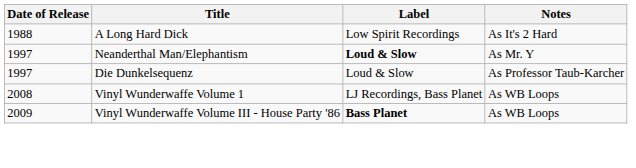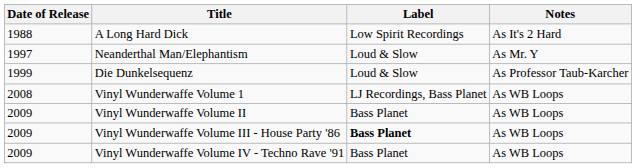(381, 53) bold -> (384, 53) normal
(20, 73) 1997 -> (20, 73) 1999
+ row: (170, 113)
+ row: (219, 152)
